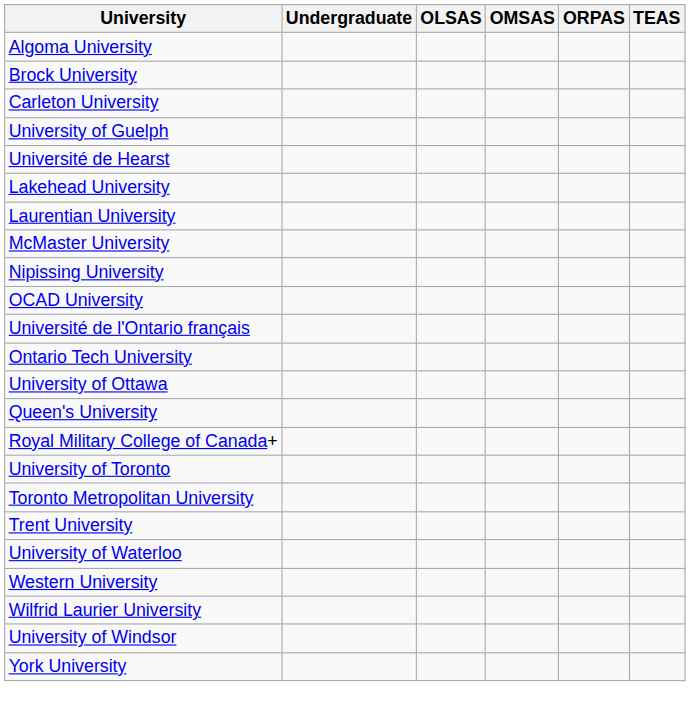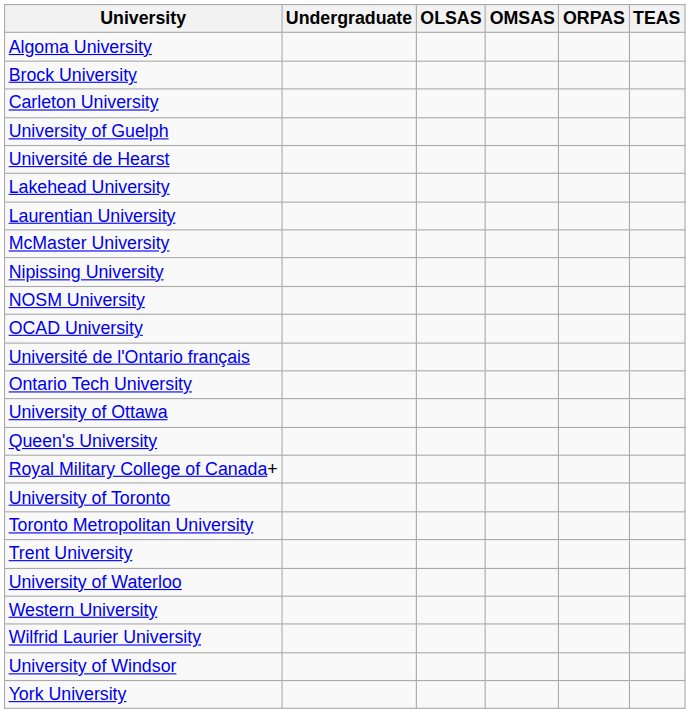+ row: (77, 300)
